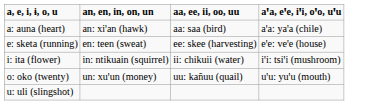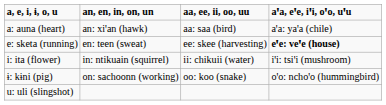(294, 44) normal -> (306, 44) bold
+ row: (30, 76)
- row: (38, 76)
